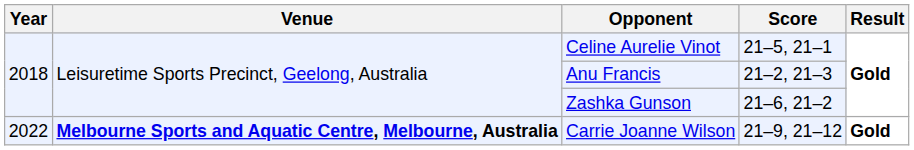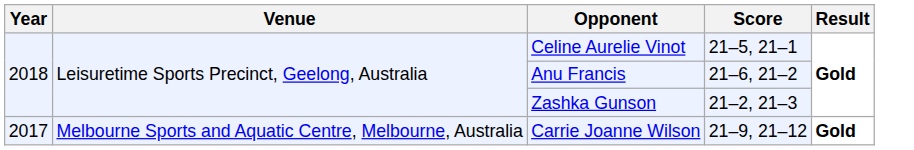(788, 75) 21–2, 21–3 -> (753, 75) 21–6, 21–2
(788, 103) 21–6, 21–2 -> (753, 103) 21–2, 21–3
(28, 131) 2022 -> (28, 131) 2017
(307, 131) bold -> (290, 131) normal
